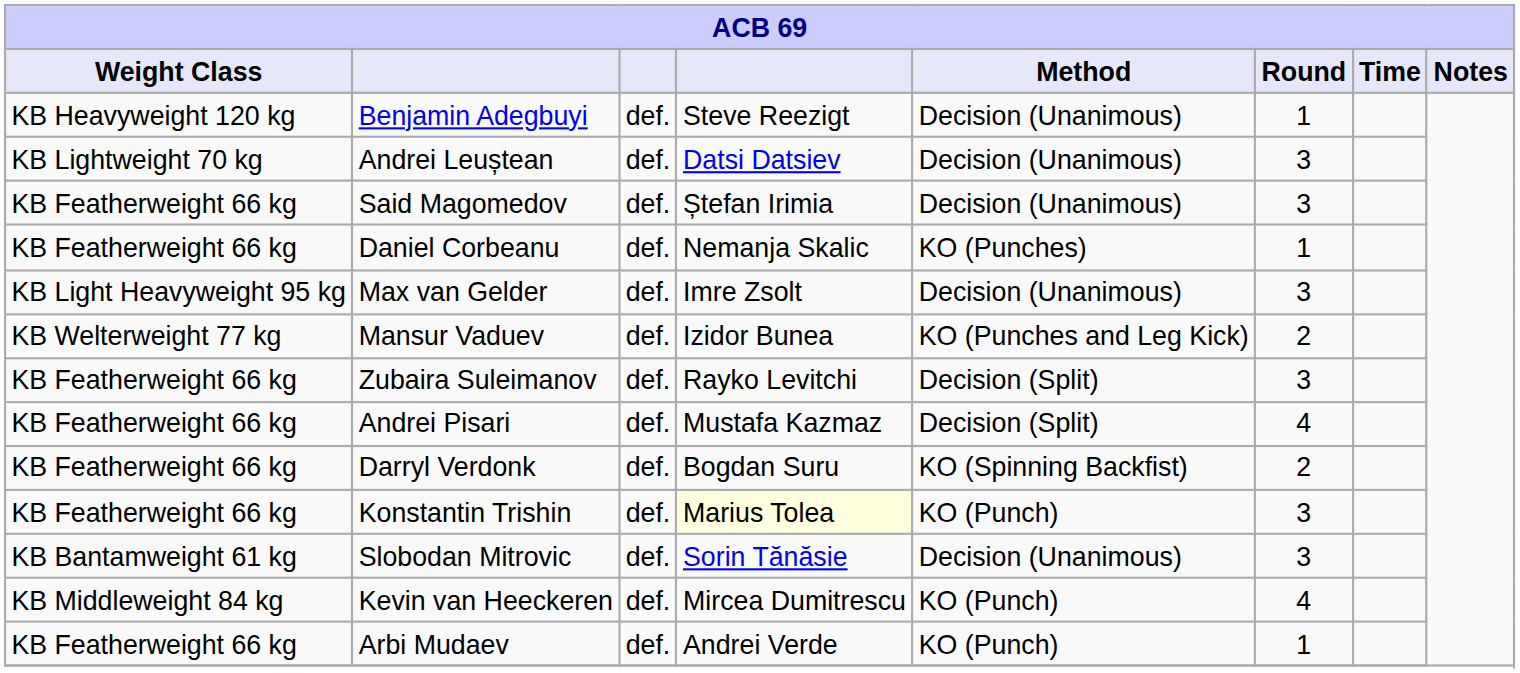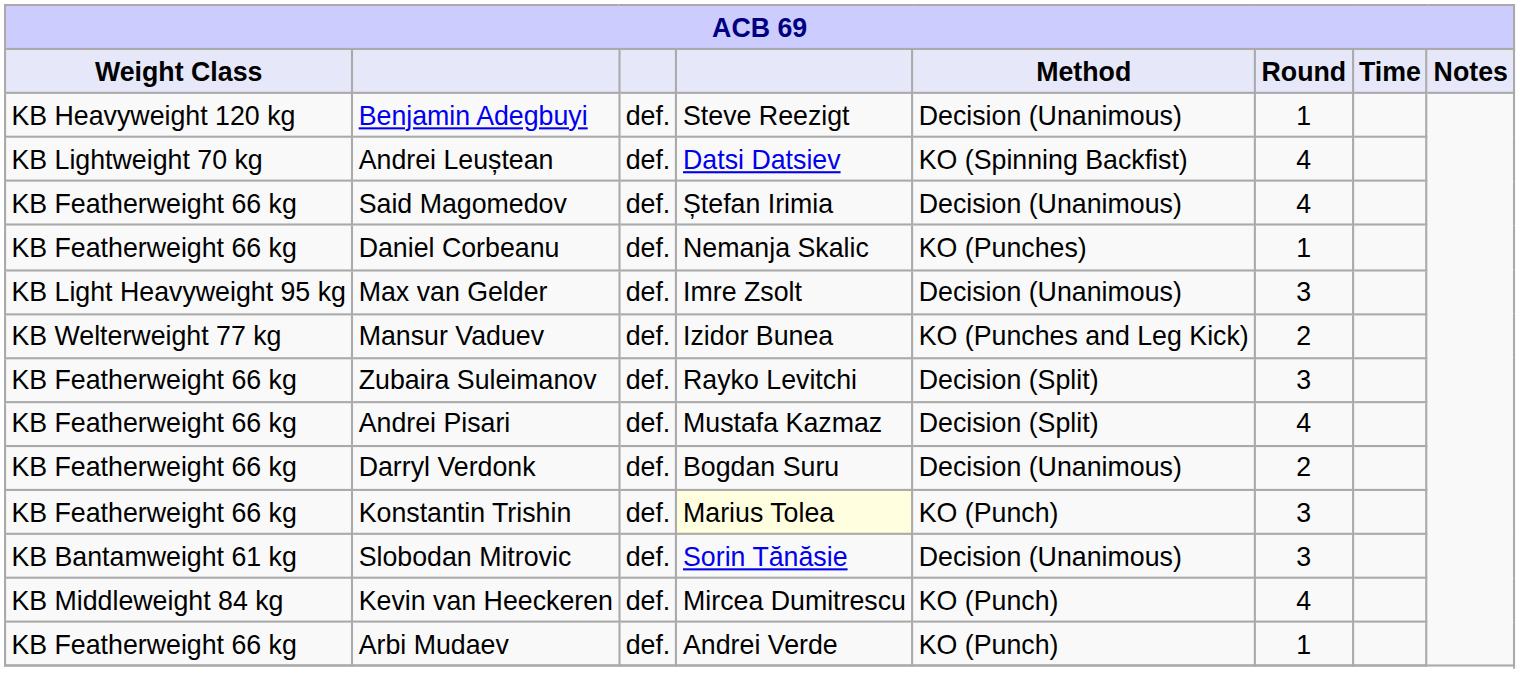(1050, 159) Decision (Unanimous) -> (1053, 159) KO (Spinning Backfist)
(1304, 159) 3 -> (1304, 159) 4
(1304, 203) 3 -> (1304, 203) 4
(1053, 468) KO (Spinning Backfist) -> (1050, 468) Decision (Unanimous)
